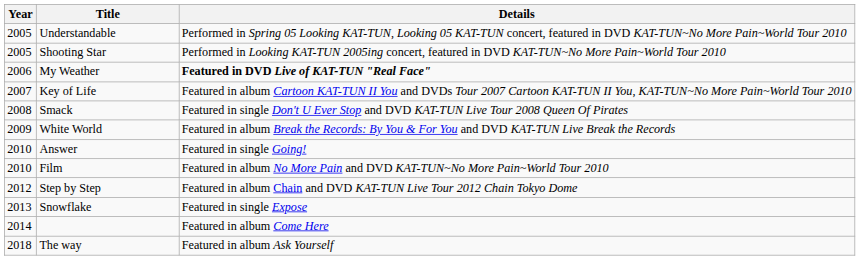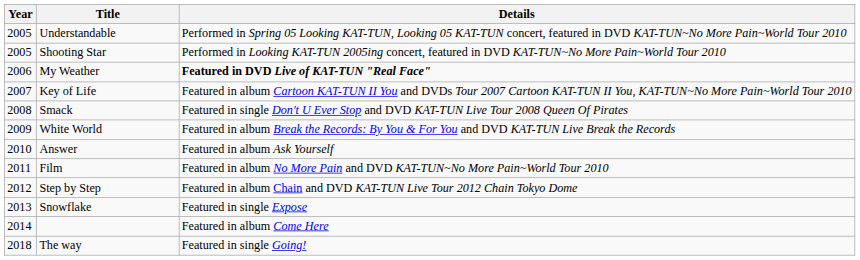(244, 149) Featured in single Going! -> (258, 149) Featured in album Ask Yourself
(19, 168) 2010 -> (19, 168) 2011
(258, 245) Featured in album Ask Yourself -> (244, 245) Featured in single Going!
